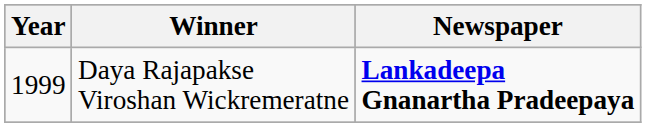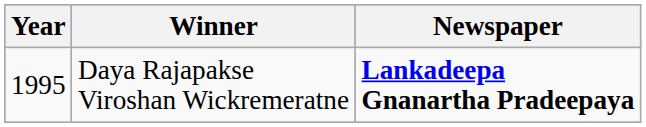(38, 84) 1999 -> (38, 84) 1995
